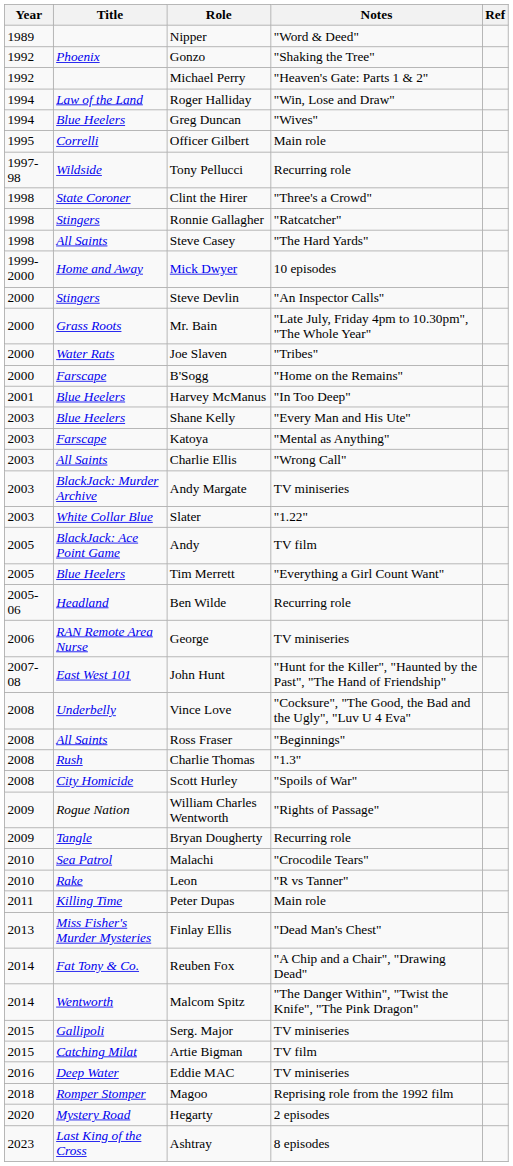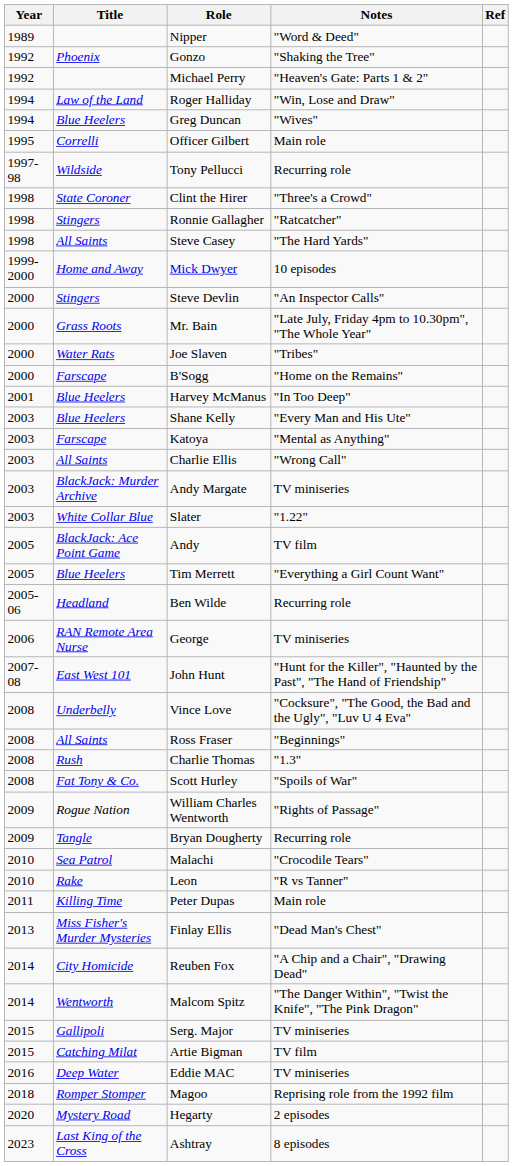(95, 781) City Homicide -> (98, 781) Fat Tony & Co.
(98, 966) Fat Tony & Co. -> (95, 966) City Homicide
